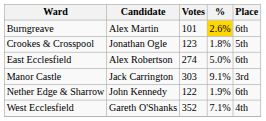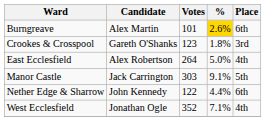(138, 44) Jonathan Ogle -> (143, 44) Gareth O'Shanks
(242, 44) 5th -> (242, 44) 3rd
(189, 60) 274 -> (189, 60) 264
(242, 60) 6th -> (242, 60) 4th
(242, 76) 3rd -> (242, 76) 5th
(220, 92) 1.9% -> (220, 92) 4.4%
(143, 108) Gareth O'Shanks -> (138, 108) Jonathan Ogle
